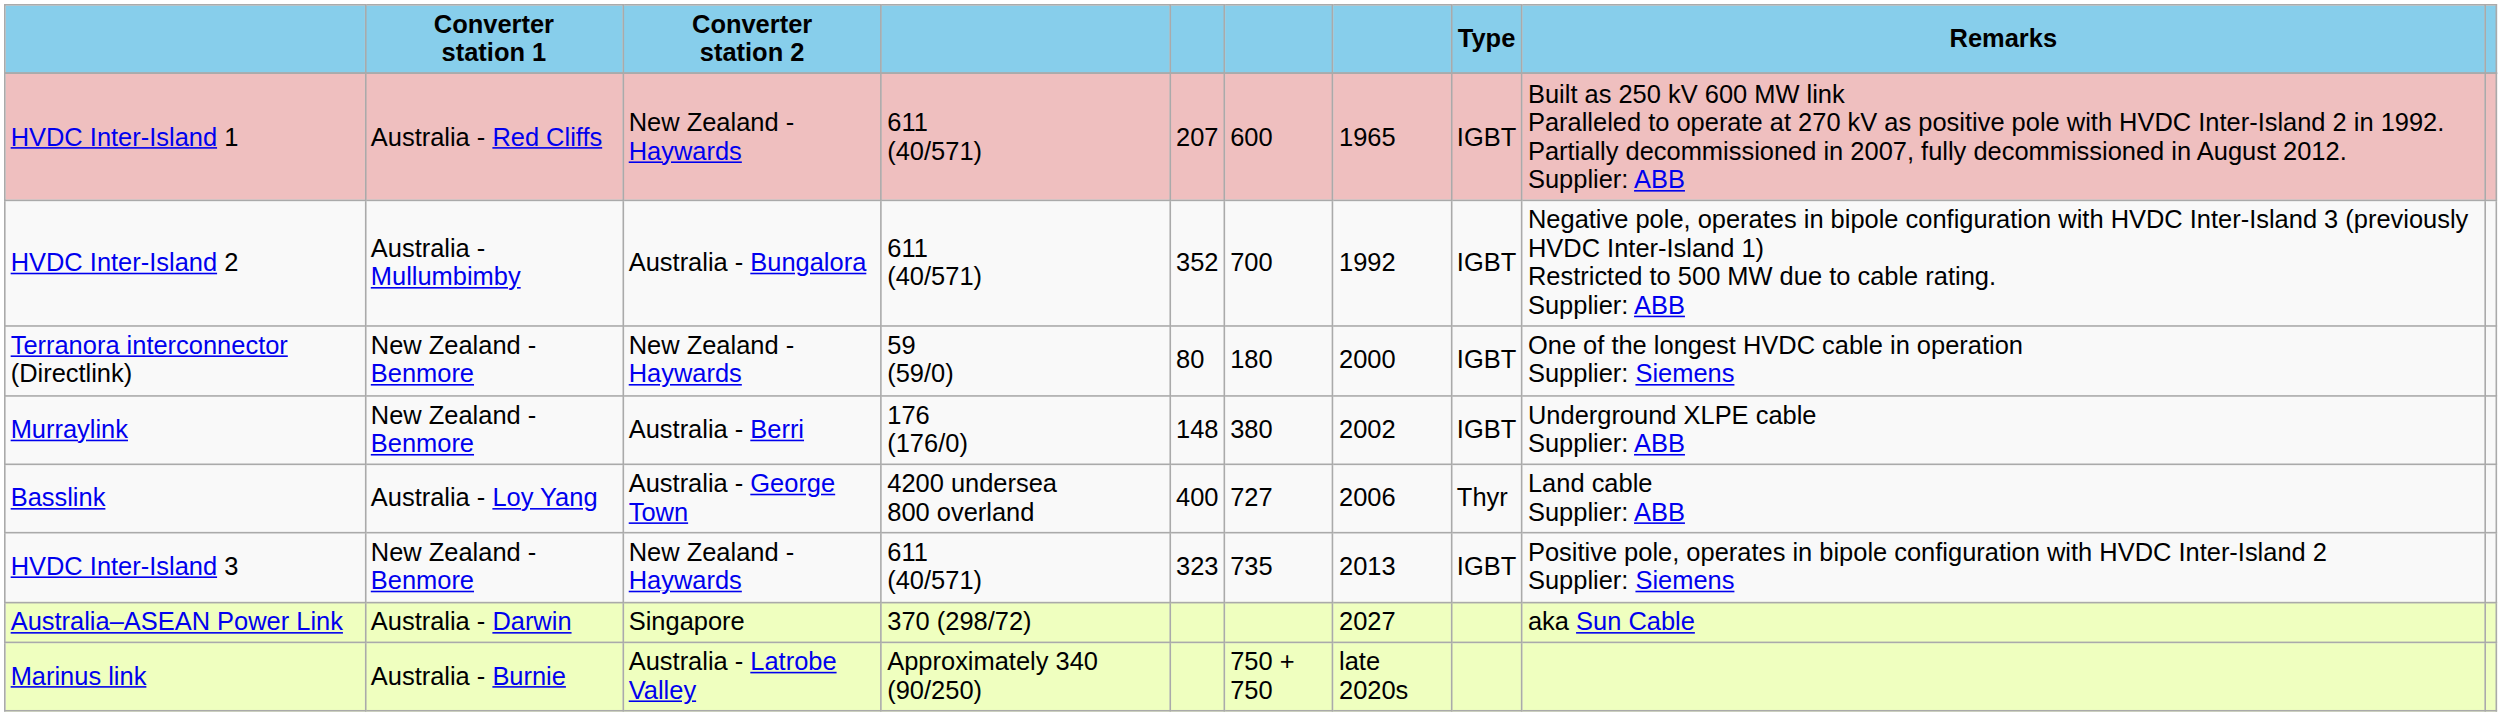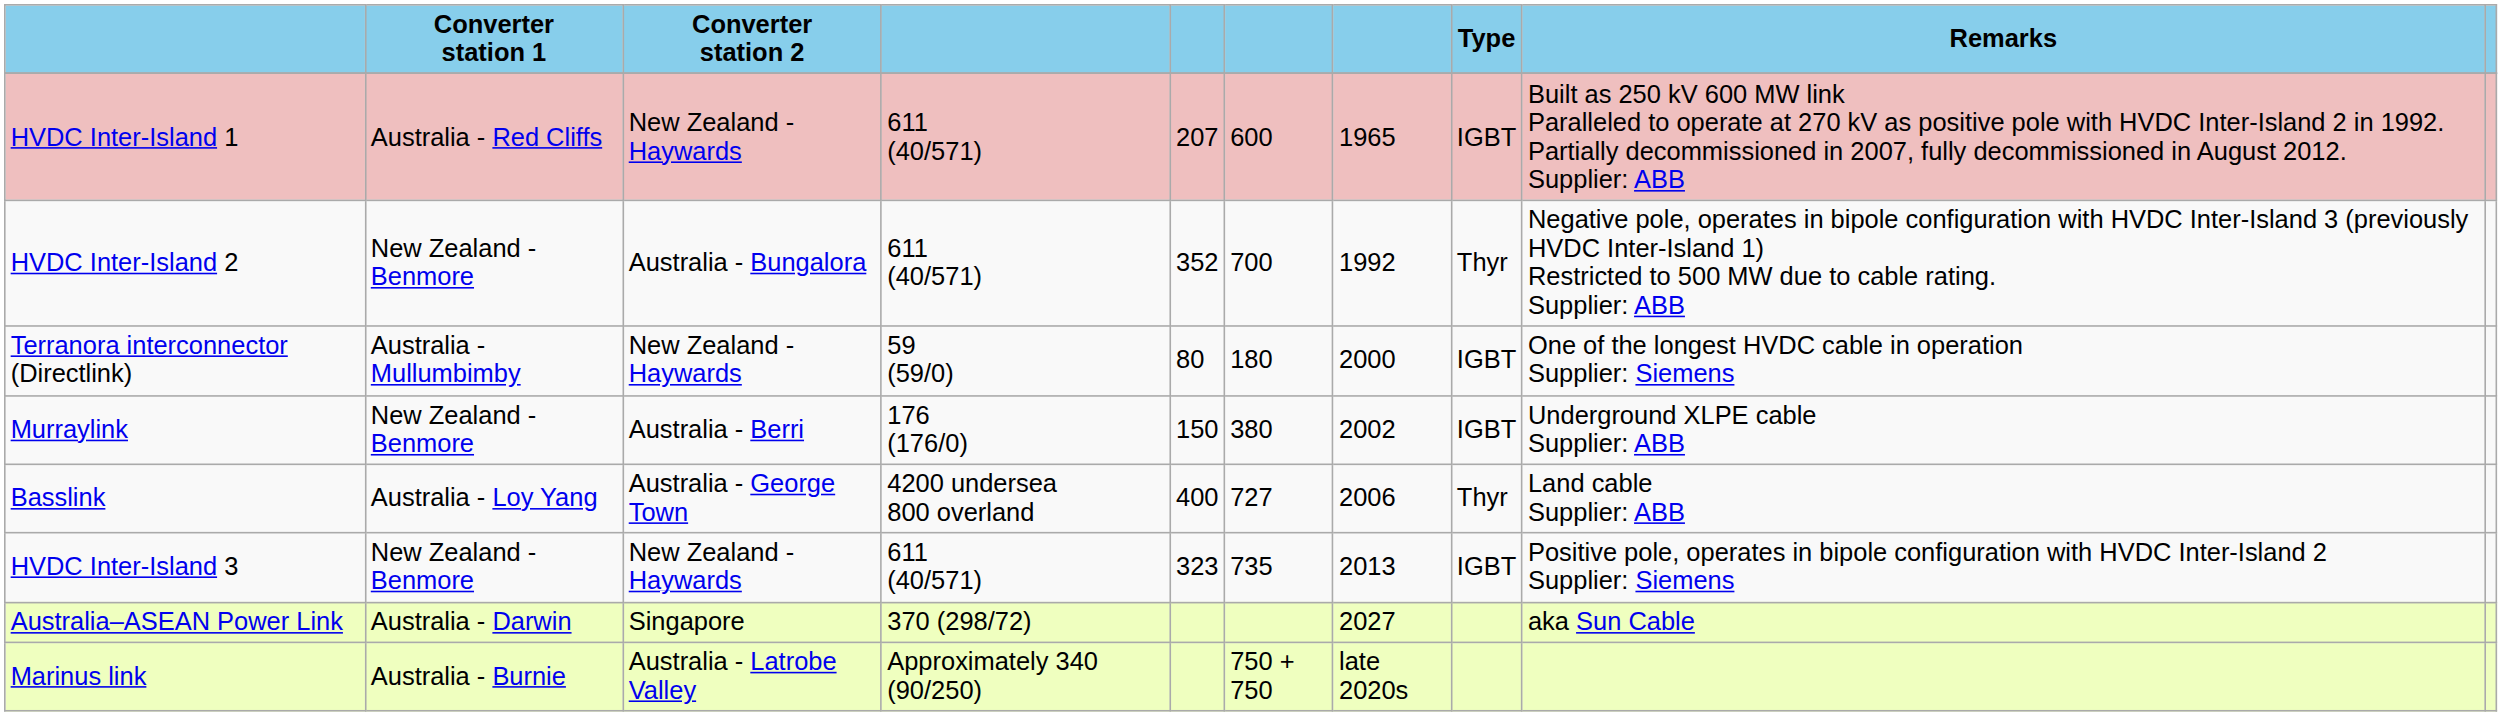(446, 262) Australia - Mullumbimby -> (454, 262) New Zealand - Benmore
(1487, 262) IGBT -> (1482, 262) Thyr
(454, 360) New Zealand - Benmore -> (446, 360) Australia - Mullumbimby
(1197, 429) 148 -> (1197, 429) 150
